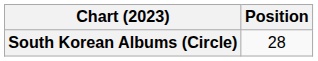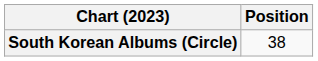(277, 42) 28 -> (277, 42) 38
